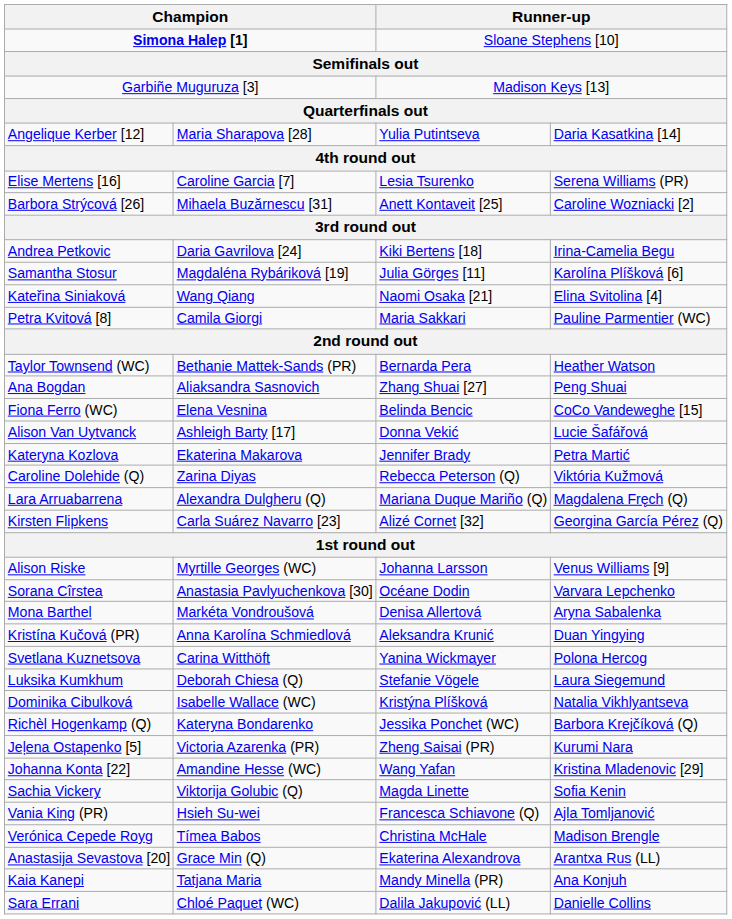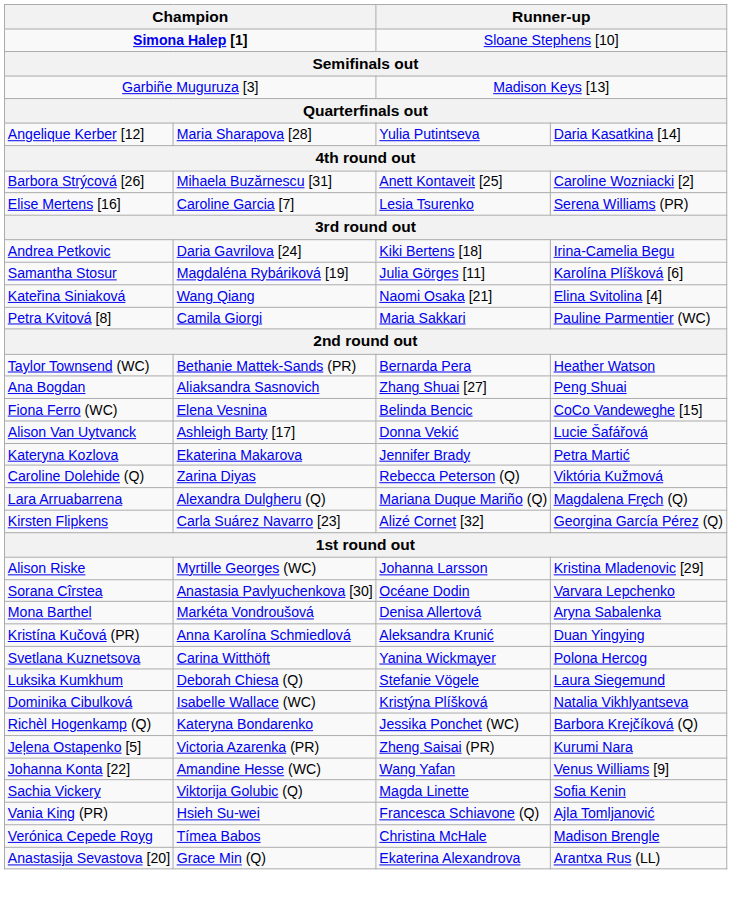rows swapped: (64, 182) <-> (76, 204)
(611, 569) Venus Williams [9] -> (629, 569) Kristina Mladenovic [29]
(629, 769) Kristina Mladenovic [29] -> (611, 769) Venus Williams [9]
- row: (46, 881)
- row: (43, 903)
